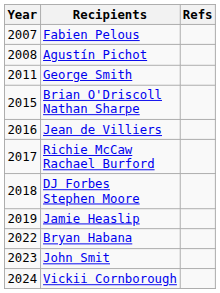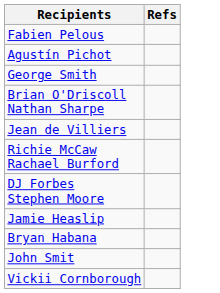- column: (22, 15)
